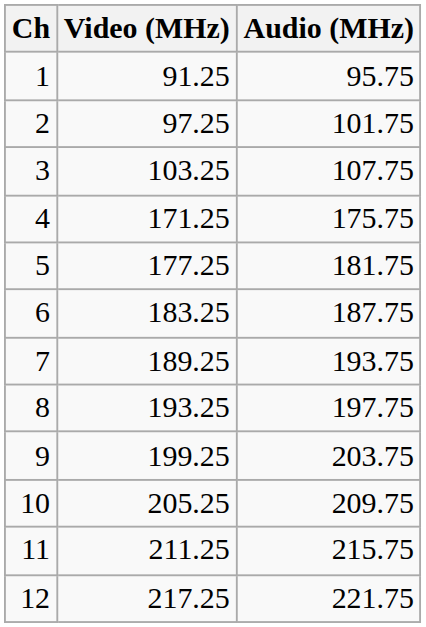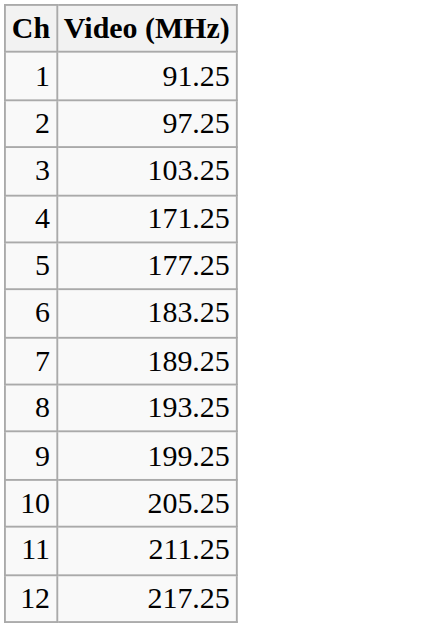- column: (329, 28)
